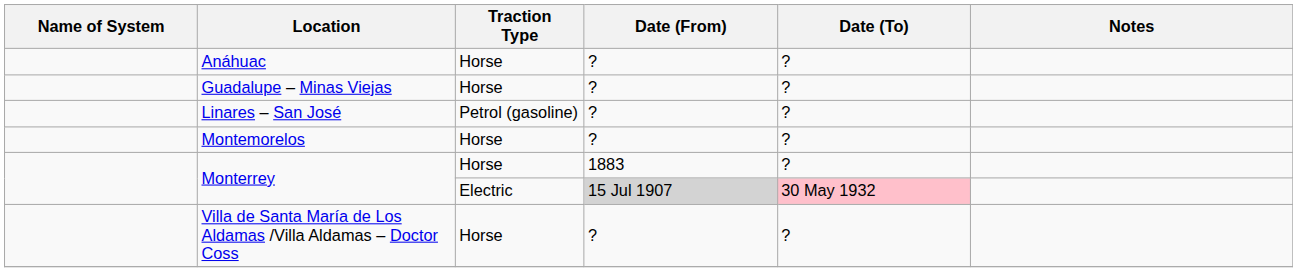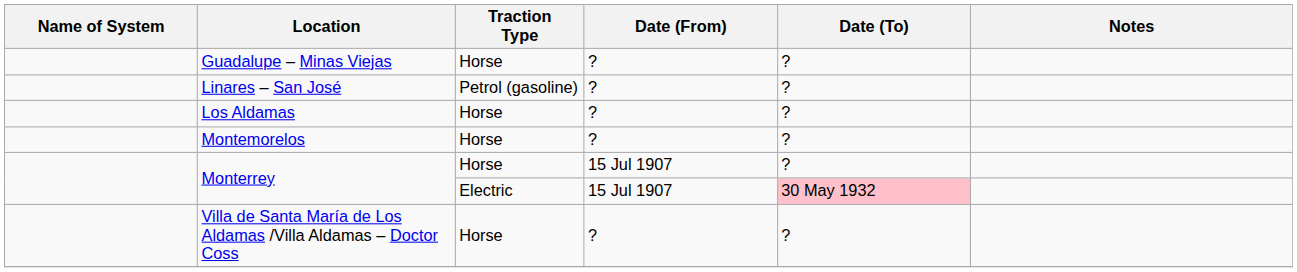- row: (234, 61)
+ row: (248, 113)
(606, 165) 1883 -> (630, 165) 15 Jul 1907
(630, 191) lightgrey background -> (630, 191) no background
